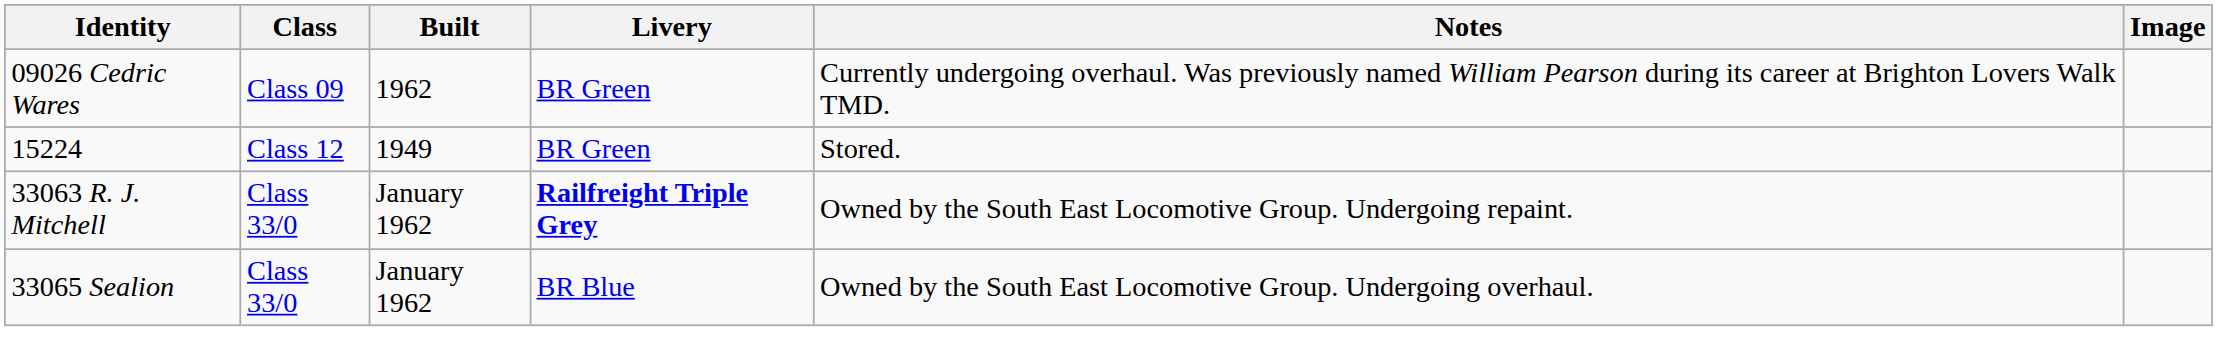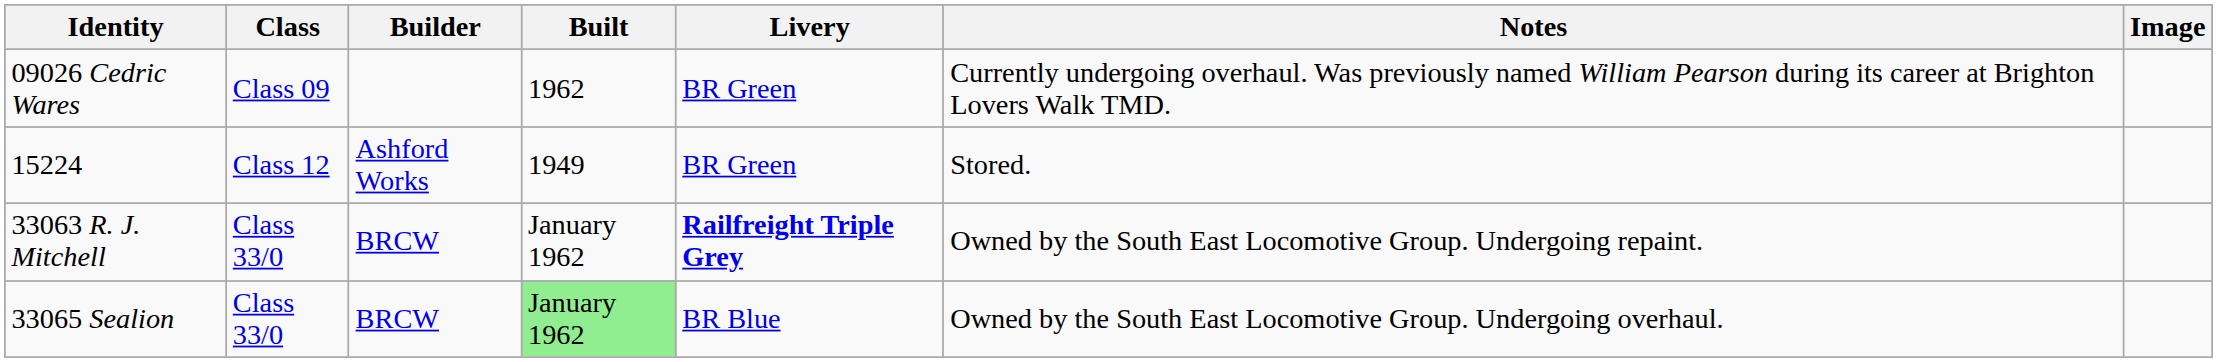+ column: (435, 26)
(420, 286) no background -> (572, 318) lightgreen background
